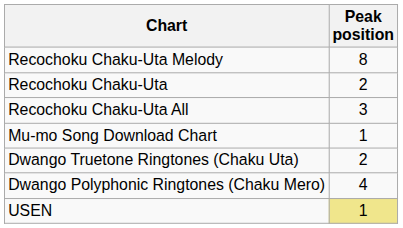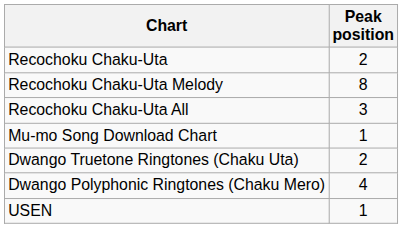rows swapped: (88, 85) <-> (116, 60)
(363, 210) khaki background -> (363, 210) no background
